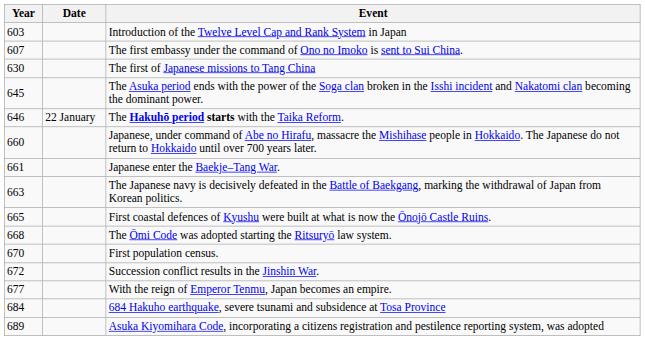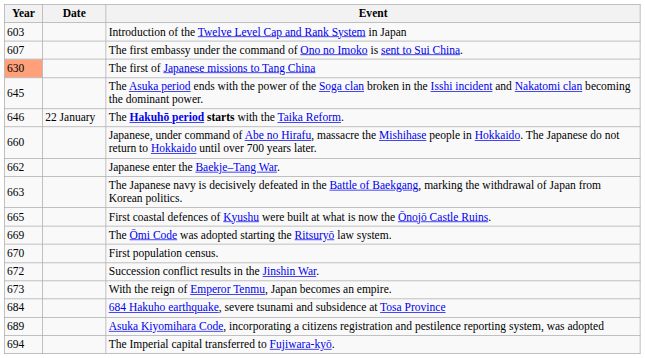(16, 68) no background -> (16, 68) lightsalmon background
(16, 167) 661 -> (16, 167) 662
(16, 235) 668 -> (16, 235) 669
(16, 290) 677 -> (16, 290) 673
+ row: (222, 344)
